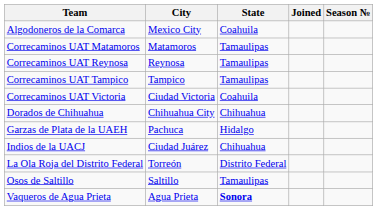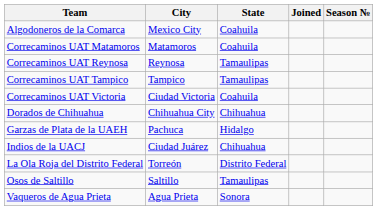(244, 46) Tamaulipas -> (239, 46) Coahuila
(236, 197) bold -> (235, 197) normal
